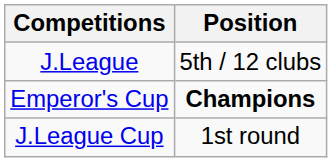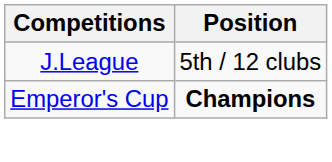- row: (89, 136)
